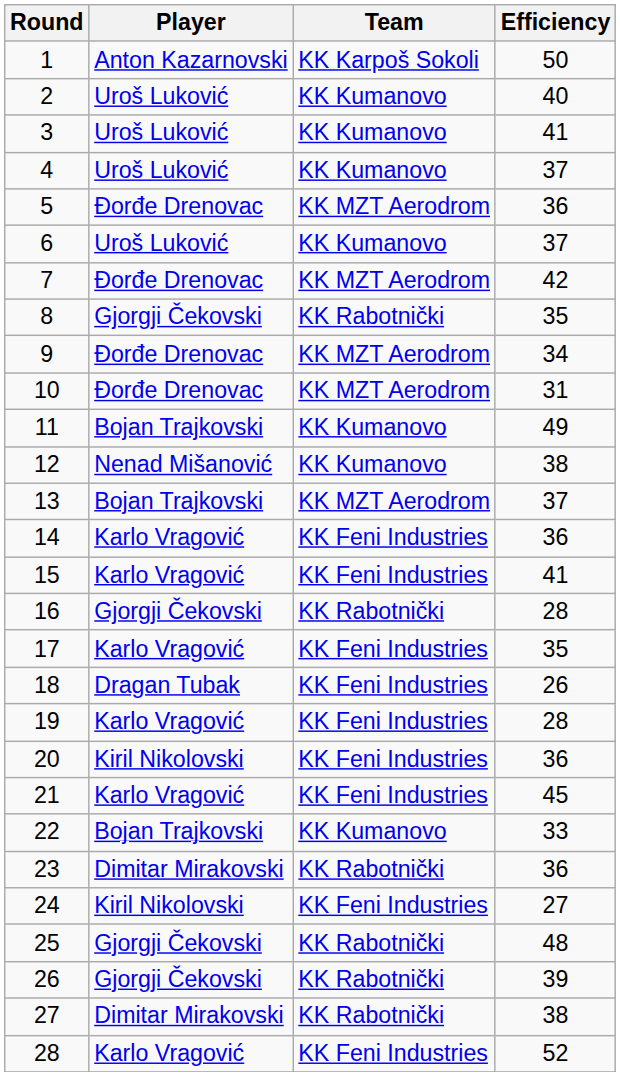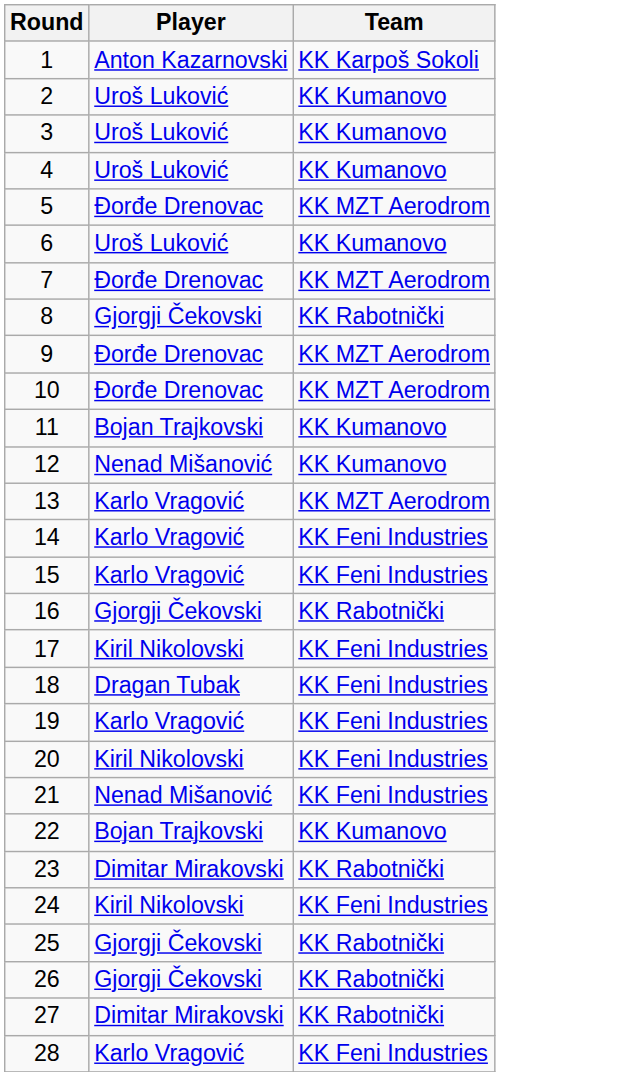- column: (556, 22)
(179, 501) Bojan Trajkovski -> (169, 501) Karlo Vragović
(169, 648) Karlo Vragović -> (169, 648) Kiril Nikolovski
(169, 795) Karlo Vragović -> (183, 795) Nenad Mišanović
